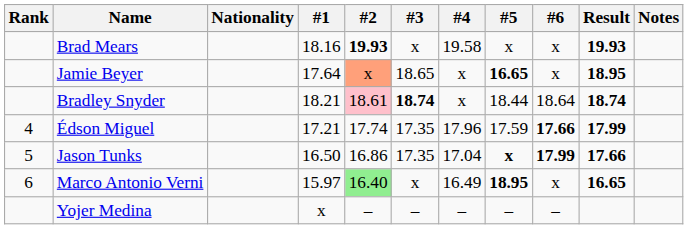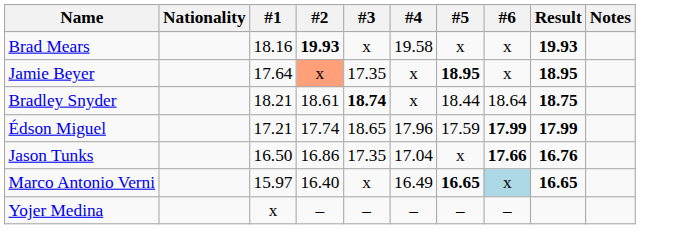- column: (29, 18)
(415, 73) 18.65 -> (367, 73) 17.35
(509, 73) 16.65 -> (460, 73) 18.95
(368, 100) pink background -> (320, 100) no background
(606, 100) 18.74 -> (558, 100) 18.75
(415, 127) 17.35 -> (367, 127) 18.65
(556, 127) 17.66 -> (507, 127) 17.99
(509, 155) bold -> (460, 155) normal
(556, 155) 17.99 -> (507, 155) 17.66
(606, 155) 17.66 -> (558, 155) 16.76
(368, 182) lightgreen background -> (320, 182) no background
(509, 182) 18.95 -> (460, 182) 16.65
(556, 182) no background -> (507, 182) lightblue background
